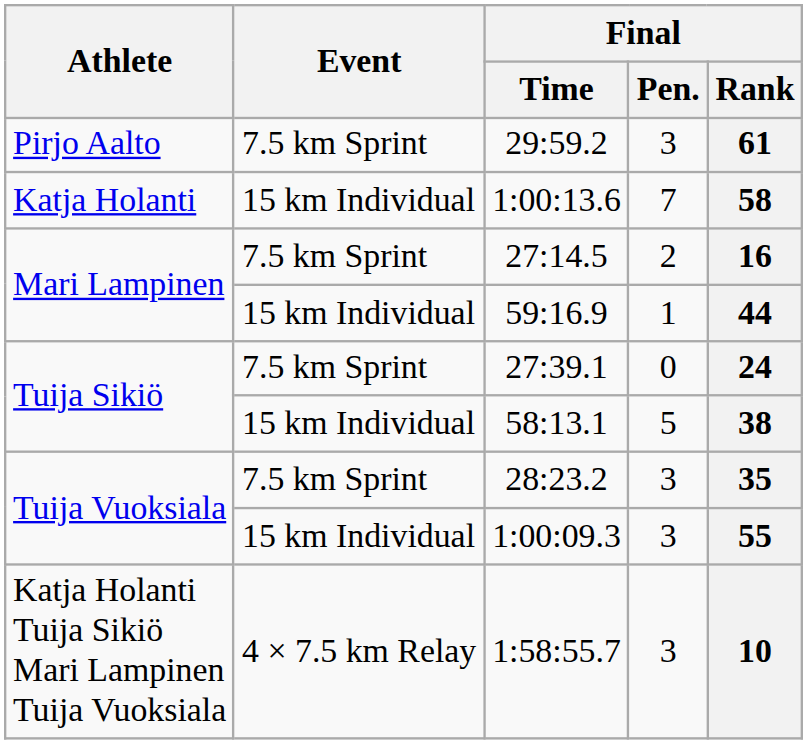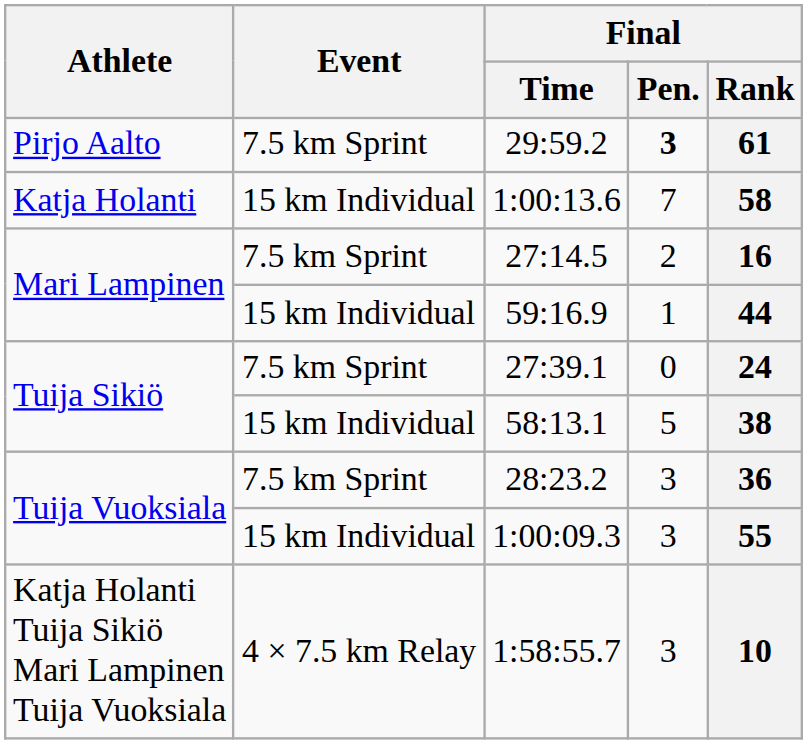(668, 144) normal -> (668, 144) bold
(755, 479) 35 -> (755, 479) 36
